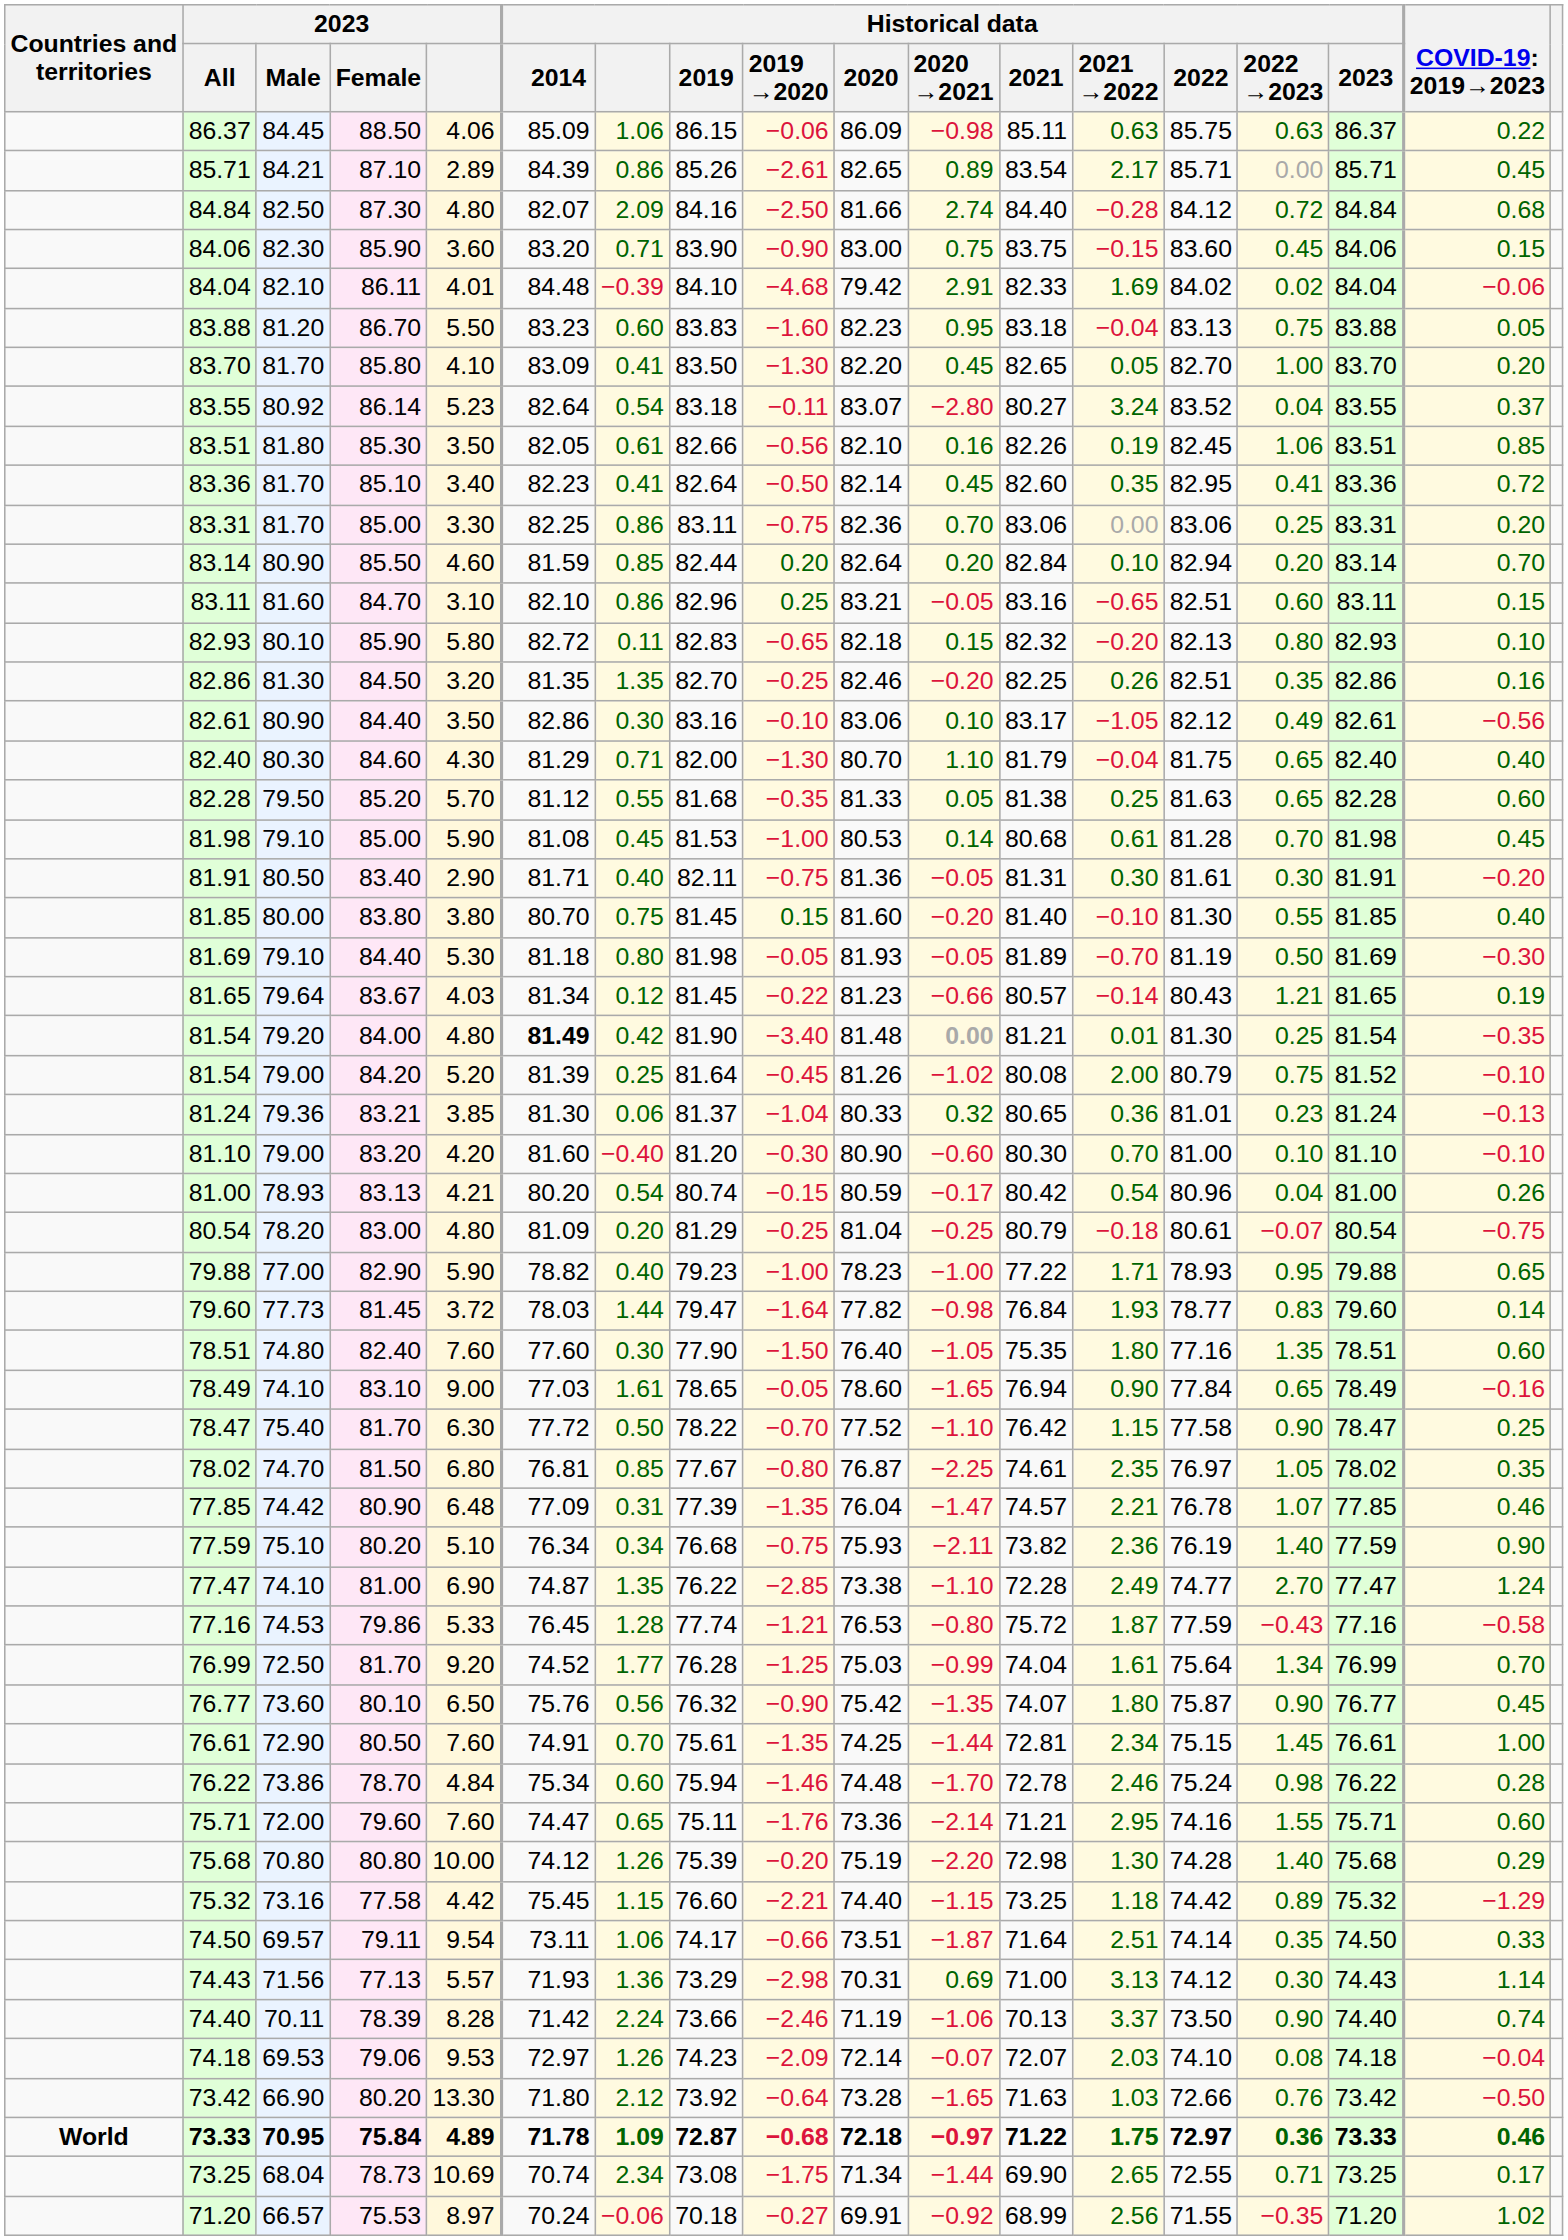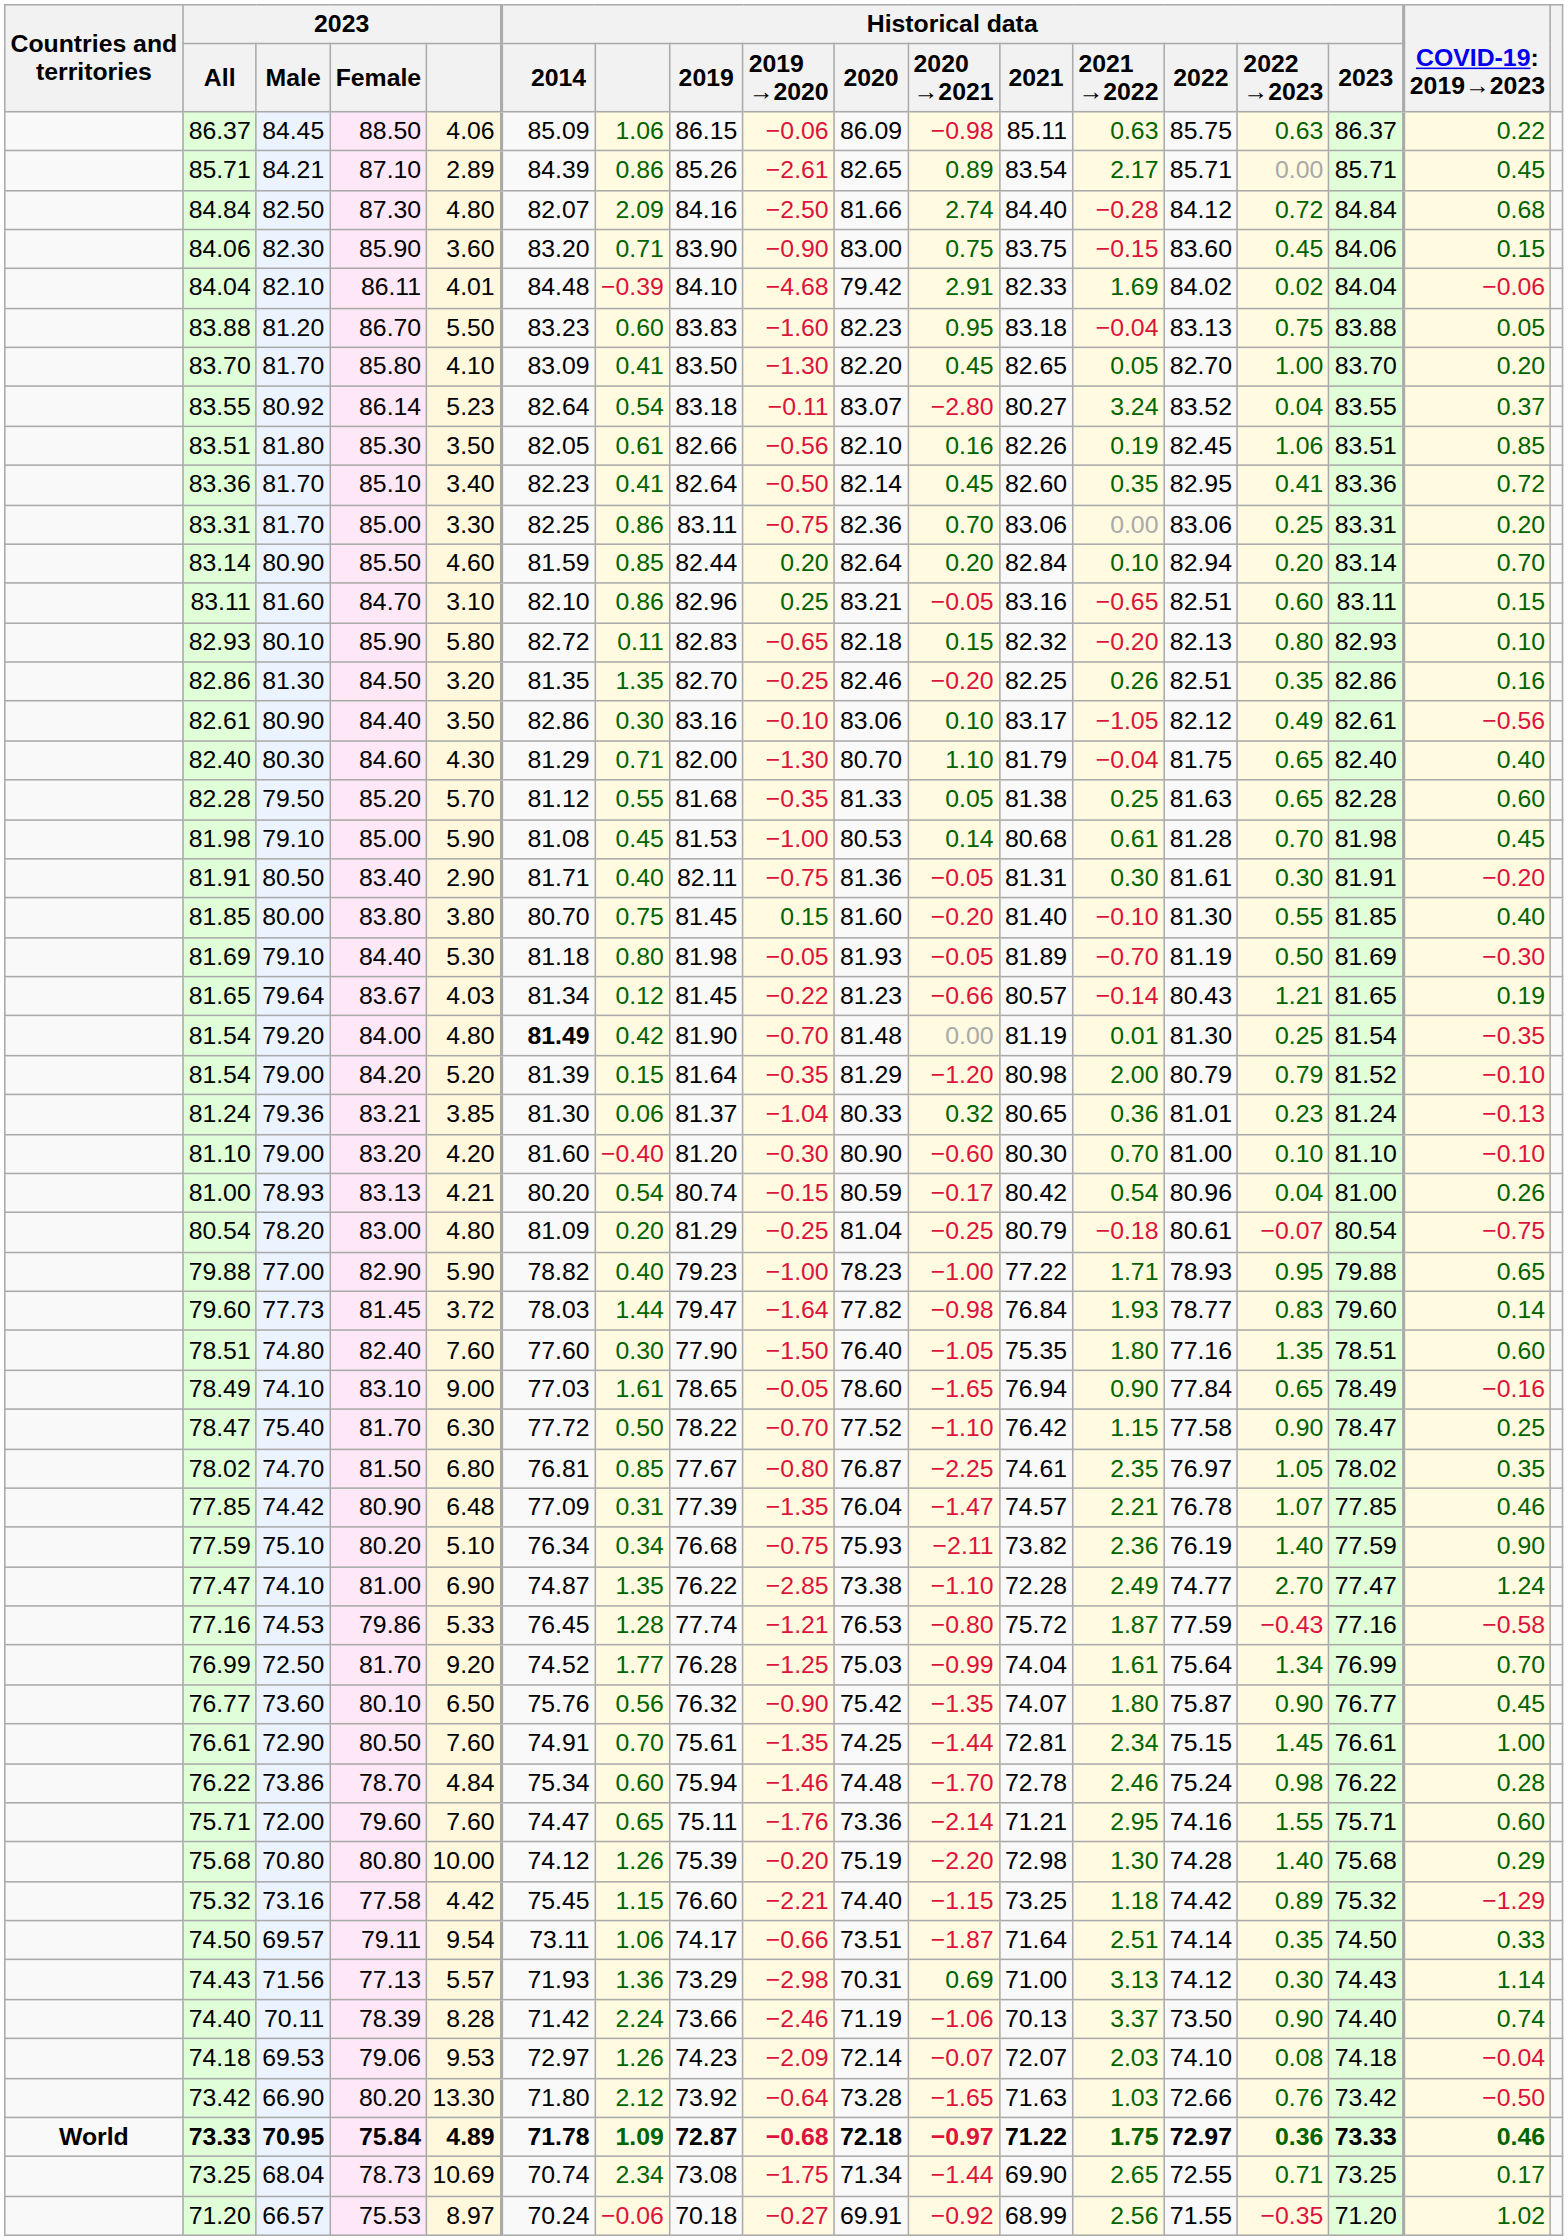(797, 1035) −3.40 -> (797, 1035) −0.70
(969, 1035) bold -> (969, 1035) normal
(1036, 1035) 81.21 -> (1036, 1035) 81.19
(640, 1074) 0.25 -> (640, 1074) 0.15
(797, 1074) −0.45 -> (797, 1074) −0.35
(871, 1074) 81.26 -> (871, 1074) 81.29
(962, 1074) −1.02 -> (962, 1074) −1.20
(1036, 1074) 80.08 -> (1036, 1074) 80.98
(1299, 1074) 0.75 -> (1299, 1074) 0.79
